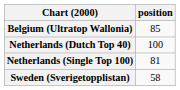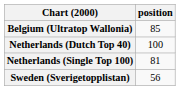(155, 77) 58 -> (155, 77) 56
